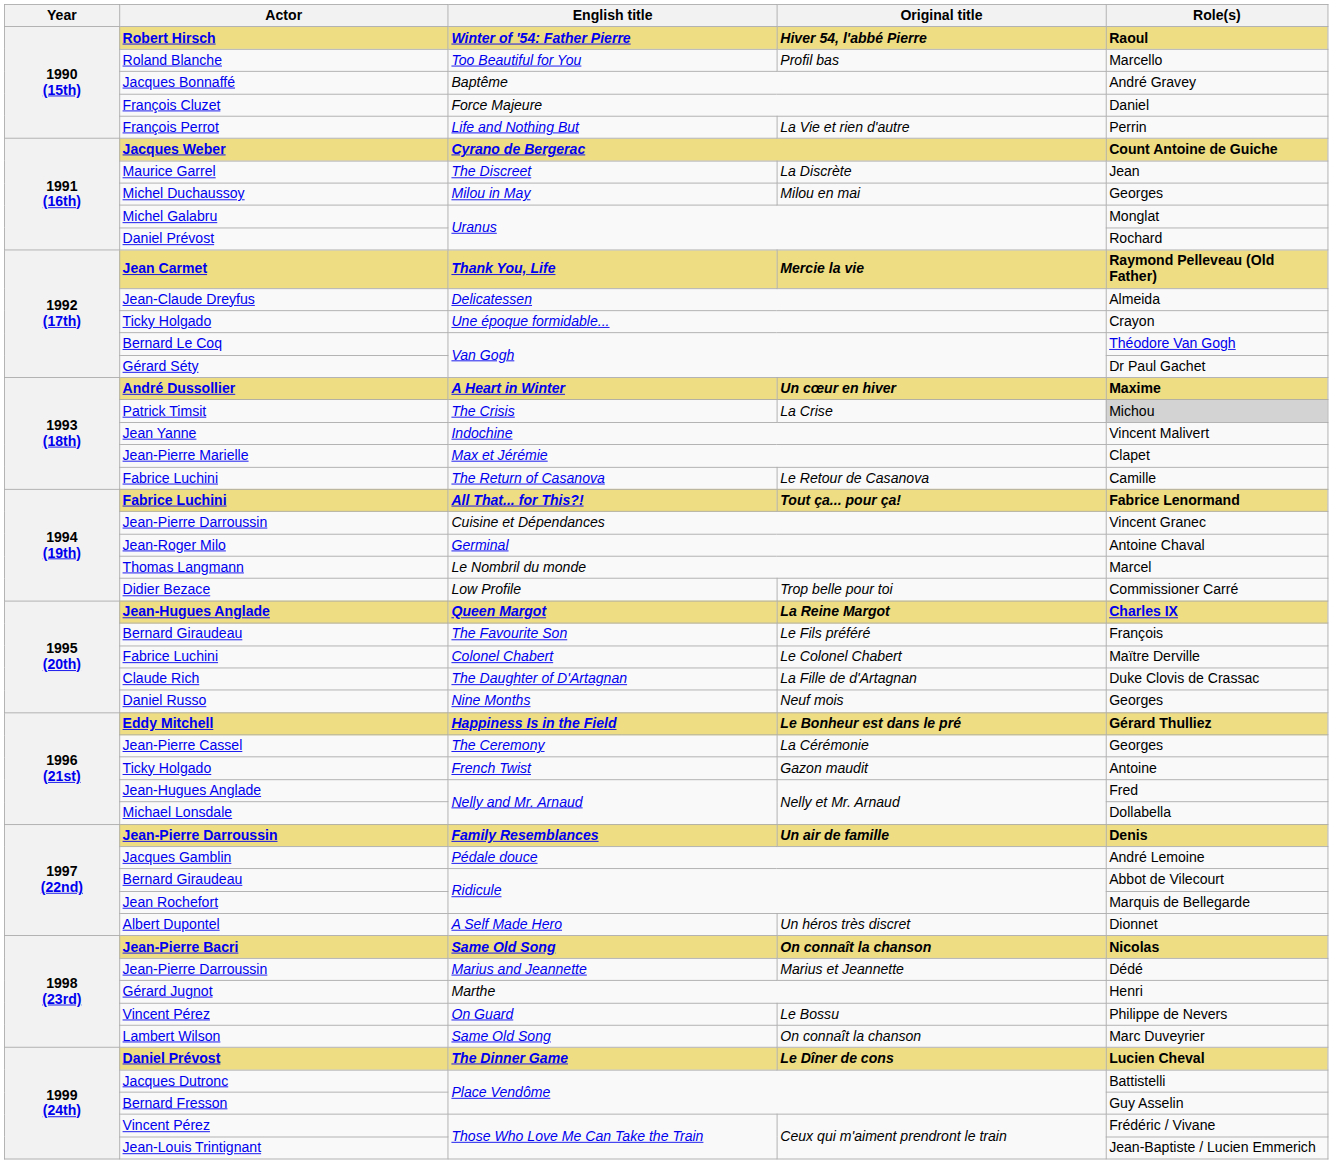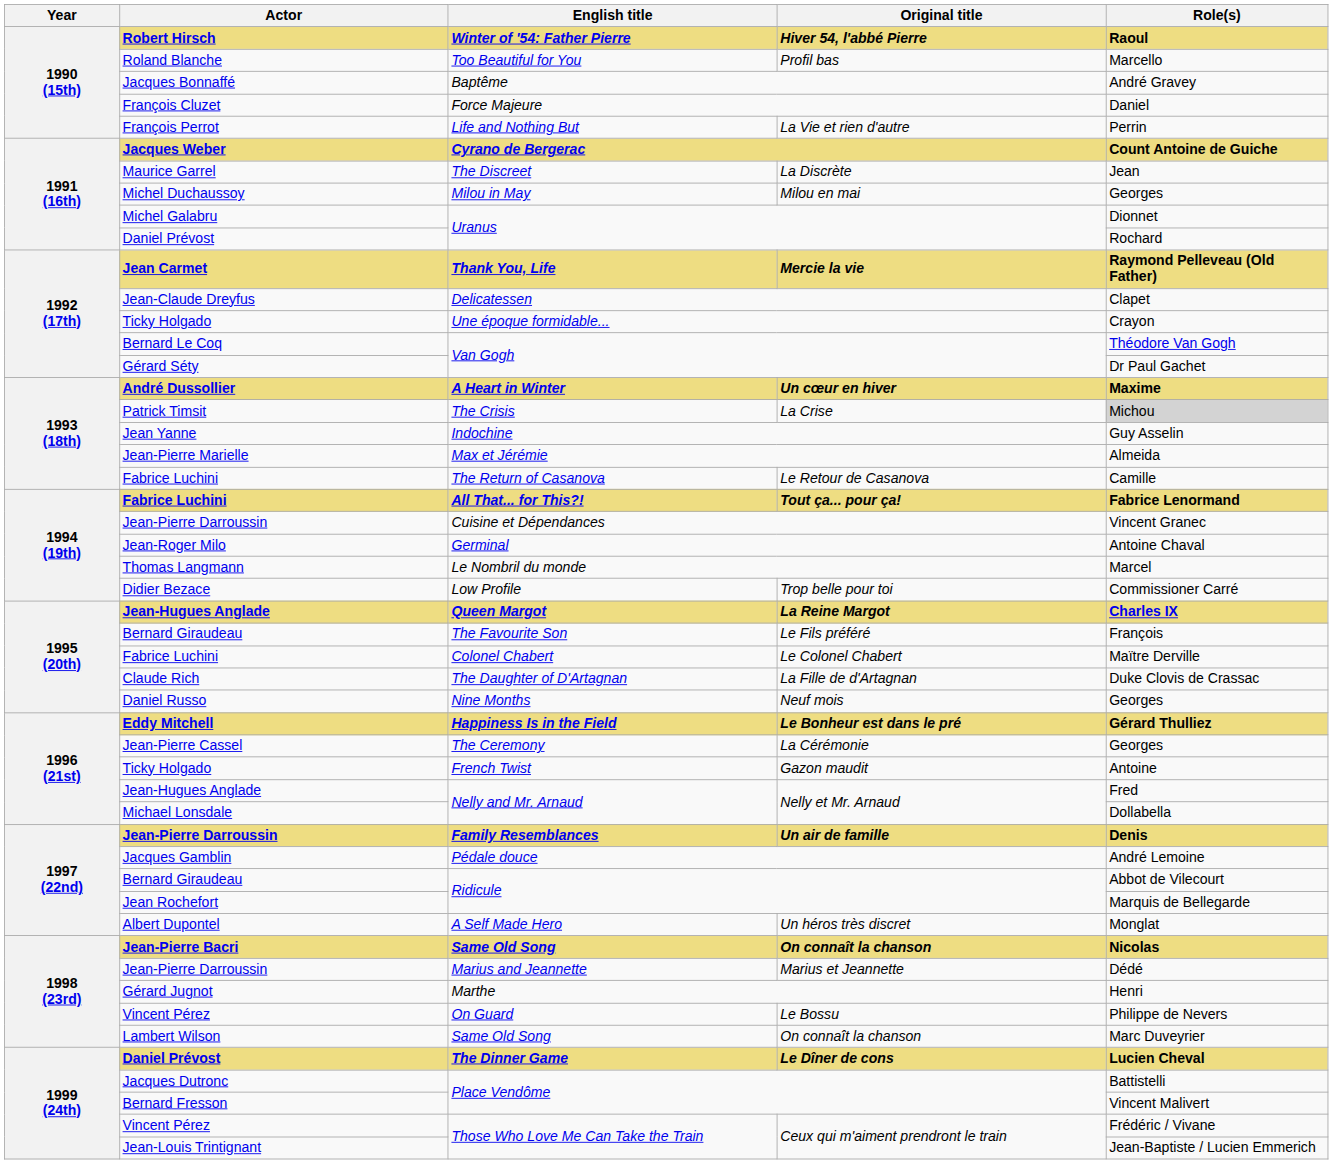(1134, 216) Monglat -> (1133, 216) Dionnet
(1135, 299) Almeida -> (1129, 299) Clapet
(1159, 433) Vincent Malivert -> (1146, 433) Guy Asselin
(1129, 455) Clapet -> (1135, 455) Almeida
(1133, 924) Dionnet -> (1134, 924) Monglat
(1146, 1103) Guy Asselin -> (1159, 1103) Vincent Malivert
